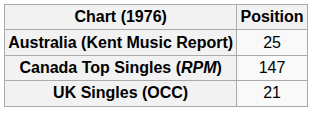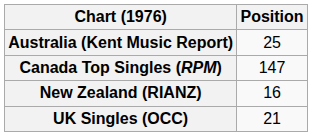+ row: (121, 93)
